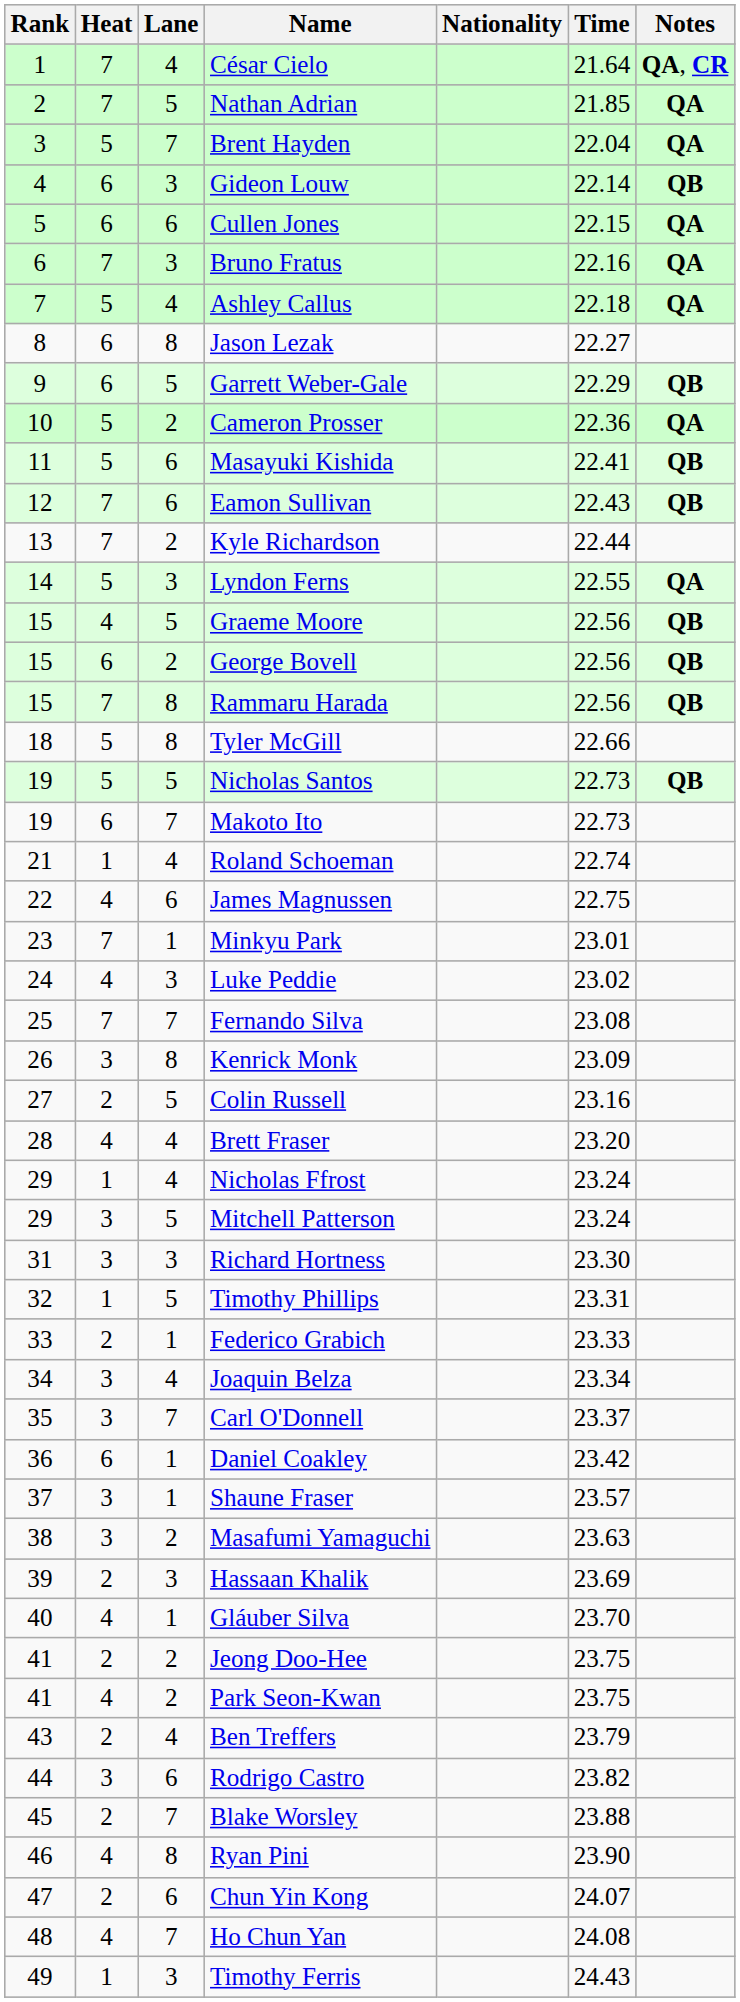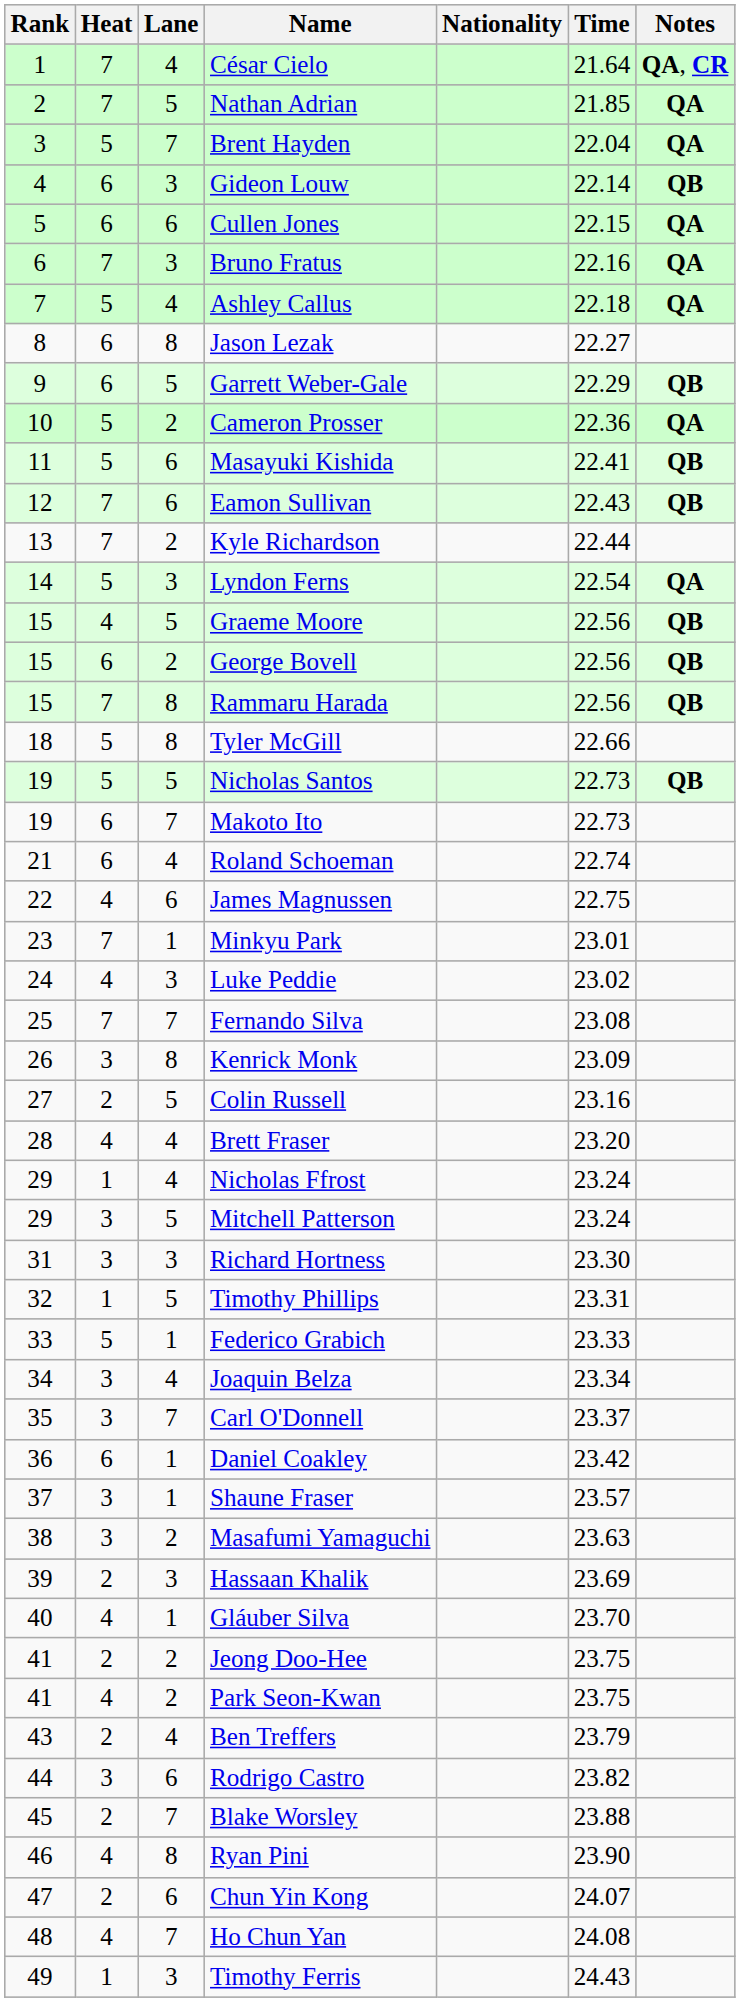(602, 582) 22.55 -> (602, 582) 22.54
(107, 861) 1 -> (107, 861) 6
(107, 1339) 2 -> (107, 1339) 5
